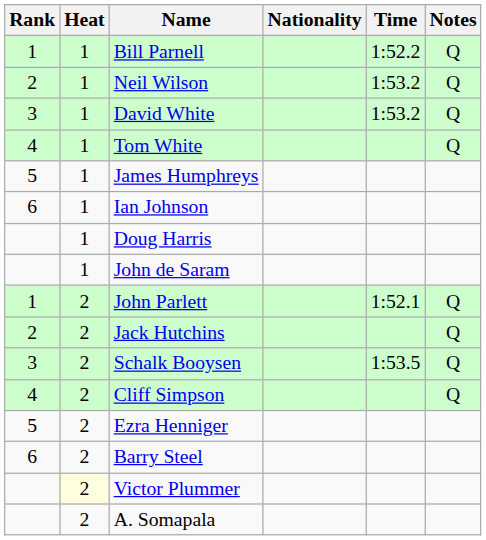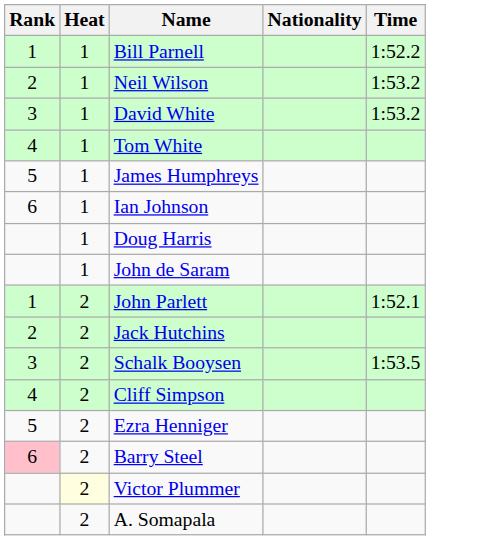- column: (453, 20)
(32, 457) no background -> (32, 457) pink background
